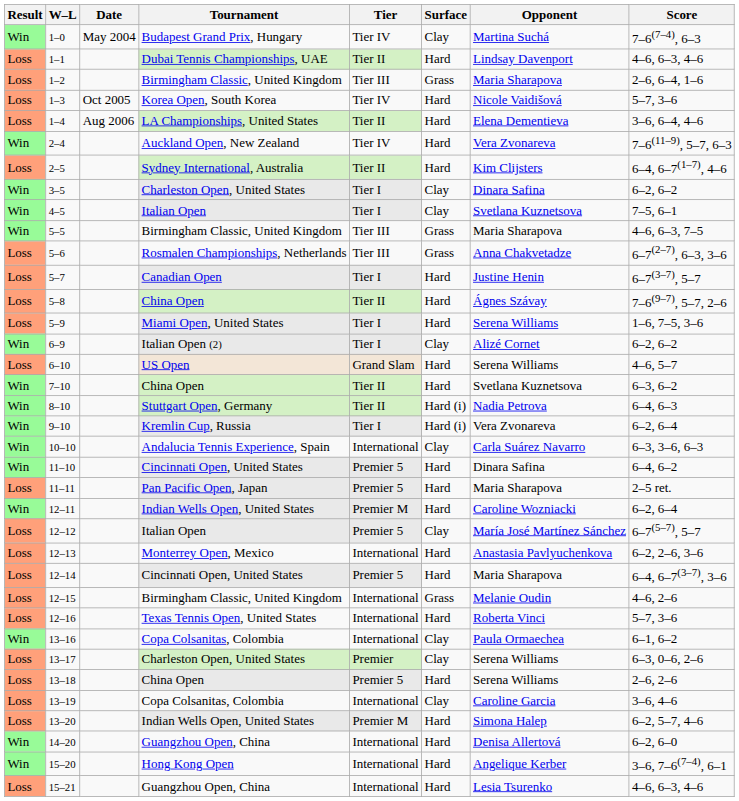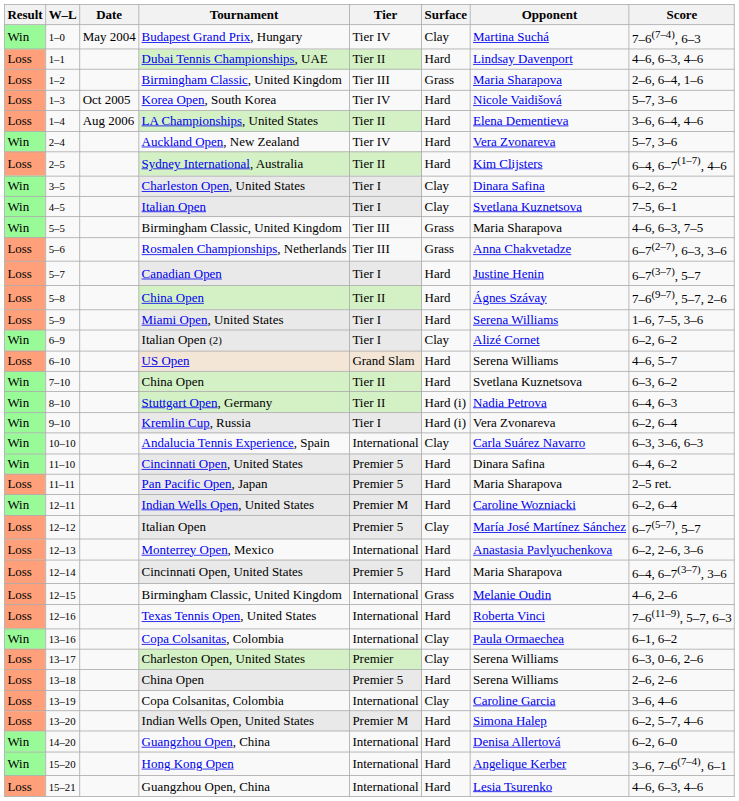(682, 143) 7–6(11–9), 5–7, 6–3 -> (655, 141) 5–7, 3–6
(655, 618) 5–7, 3–6 -> (682, 616) 7–6(11–9), 5–7, 6–3
